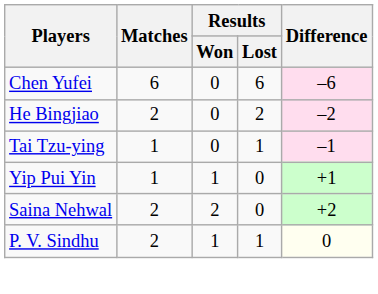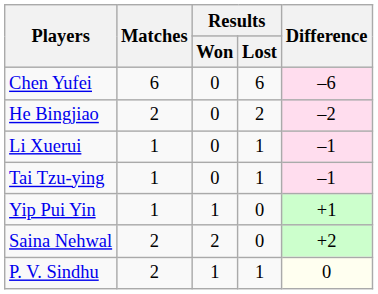+ row: (45, 146)
